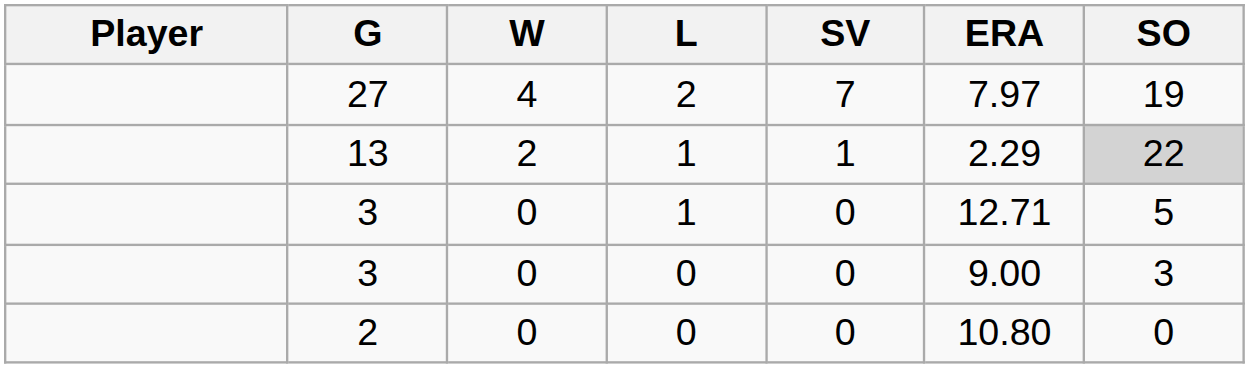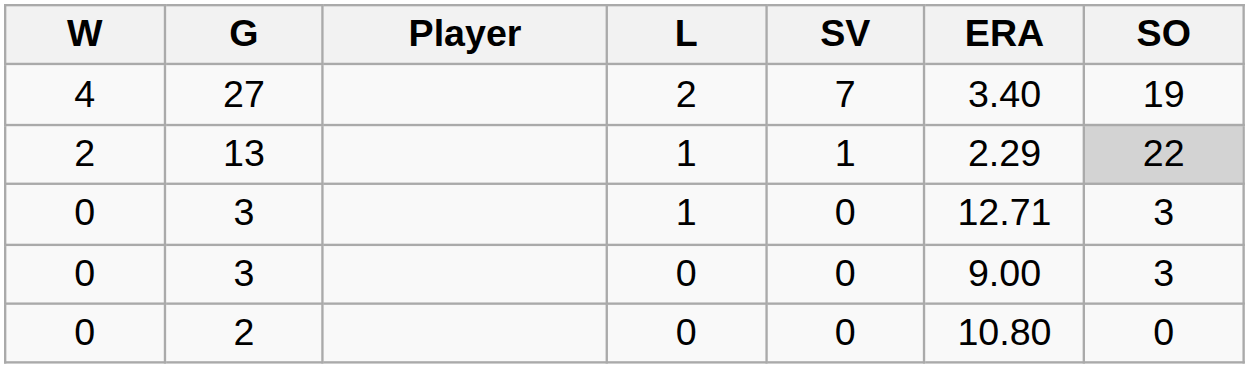columns swapped: (147, 34) <-> (527, 34)
(1004, 93) 7.97 -> (1004, 93) 3.40
(1164, 213) 5 -> (1164, 213) 3
